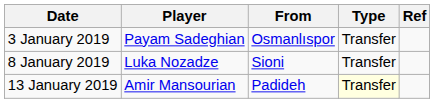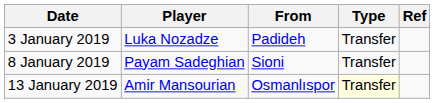(184, 39) Payam Sadeghian -> (171, 39) Luka Nozadze
(293, 39) Osmanlıspor -> (278, 39) Padideh
(171, 62) Luka Nozadze -> (184, 62) Payam Sadeghian
(278, 86) Padideh -> (293, 86) Osmanlıspor
